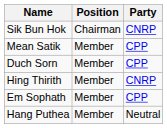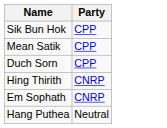- column: (98, 13)
(141, 30) CNRP -> (85, 30) CPP
(137, 98) CPP -> (90, 98) CNRP
